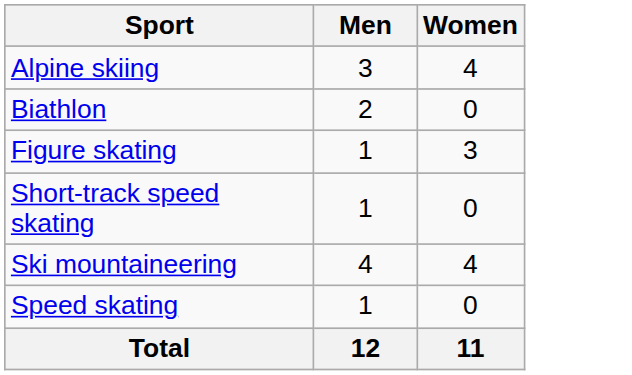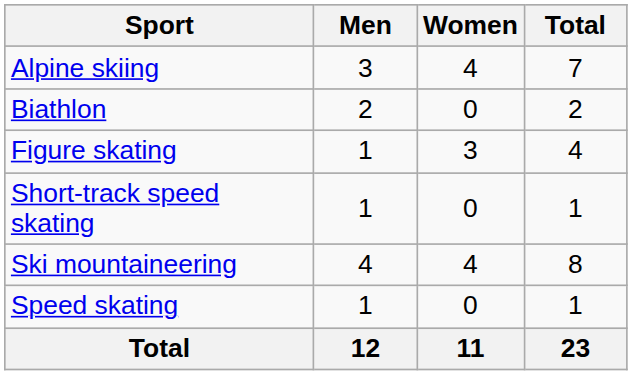+ column: (575, 25)
